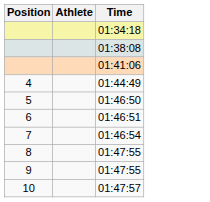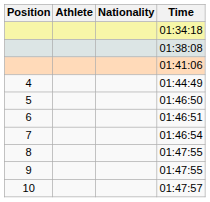+ column: (126, 13)
